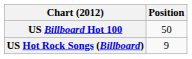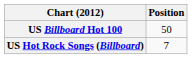(166, 45) 9 -> (166, 45) 7
